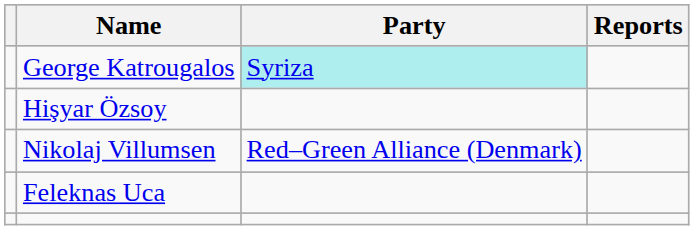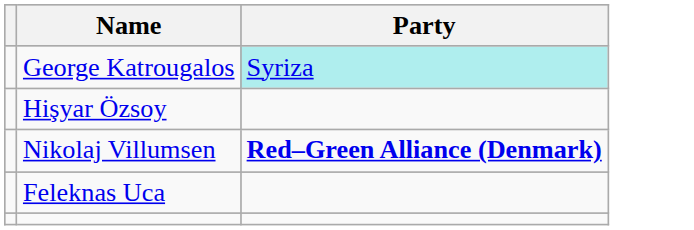- column: (638, 25)
(414, 150) normal -> (424, 150) bold
